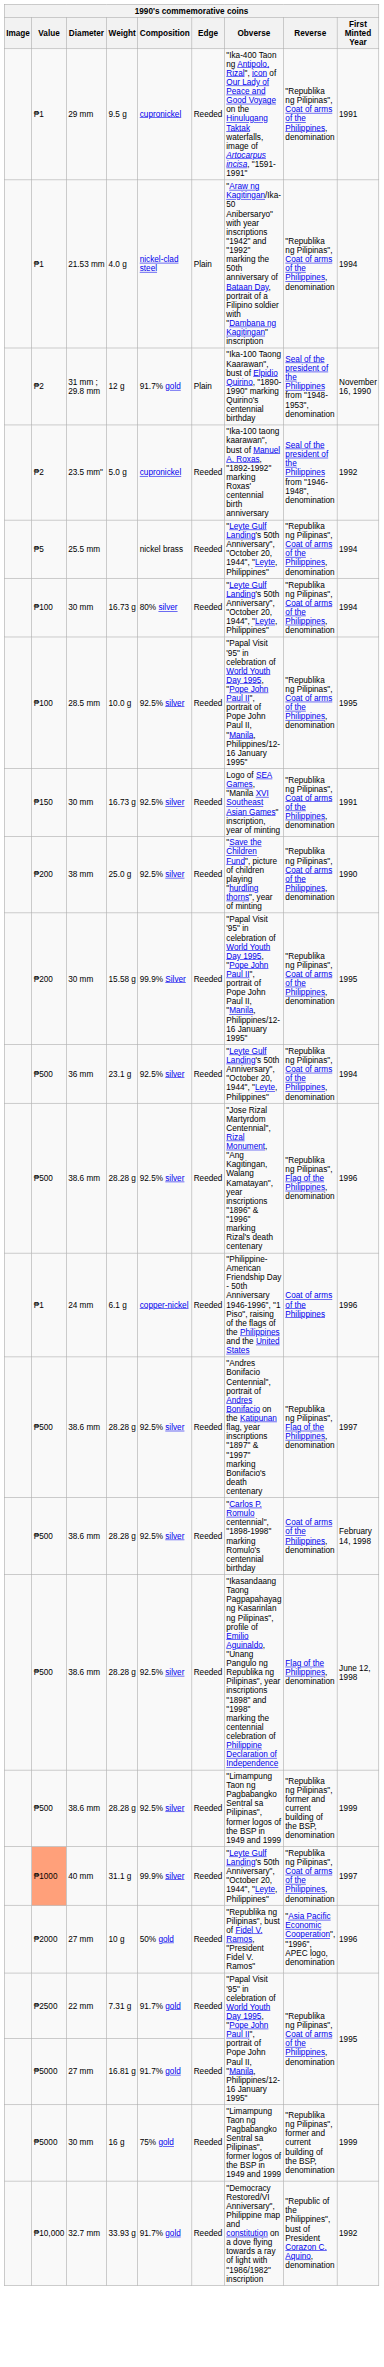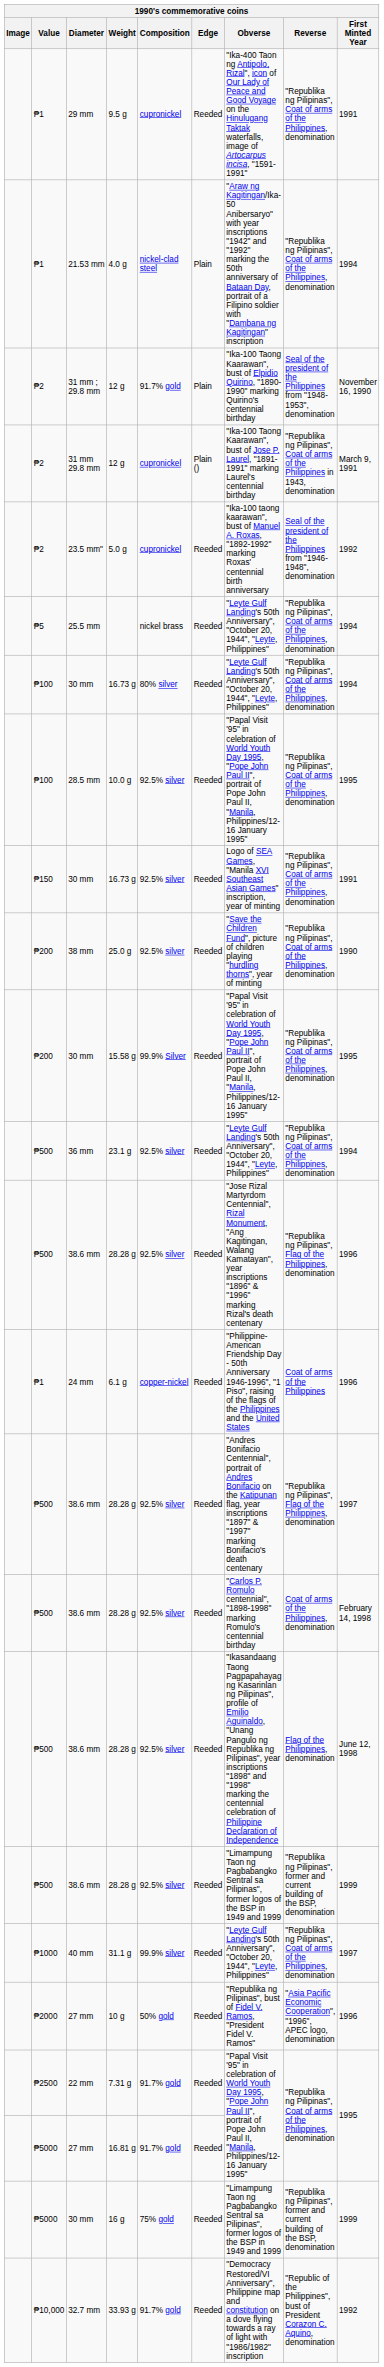+ row: (84, 464)
(46, 1876) lightsalmon background -> (46, 1953) no background
